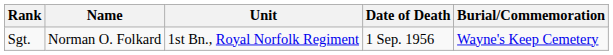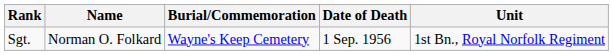columns swapped: (263, 15) <-> (531, 15)
